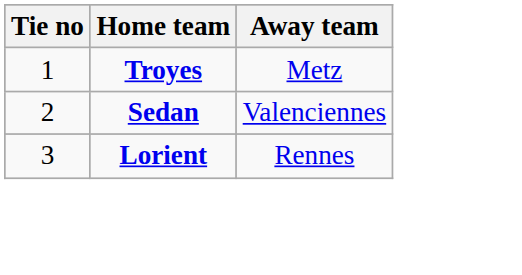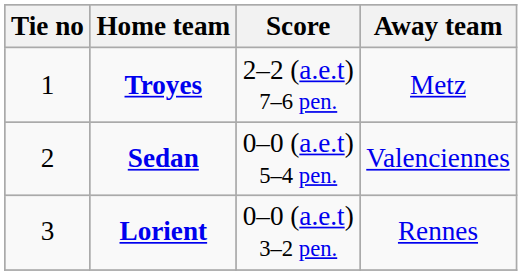+ column: (298, 26)
